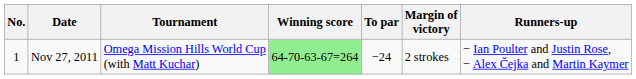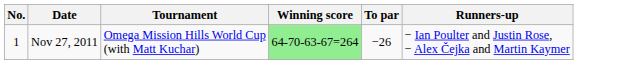- column: (431, 22)
(382, 57) −24 -> (382, 42) −26
